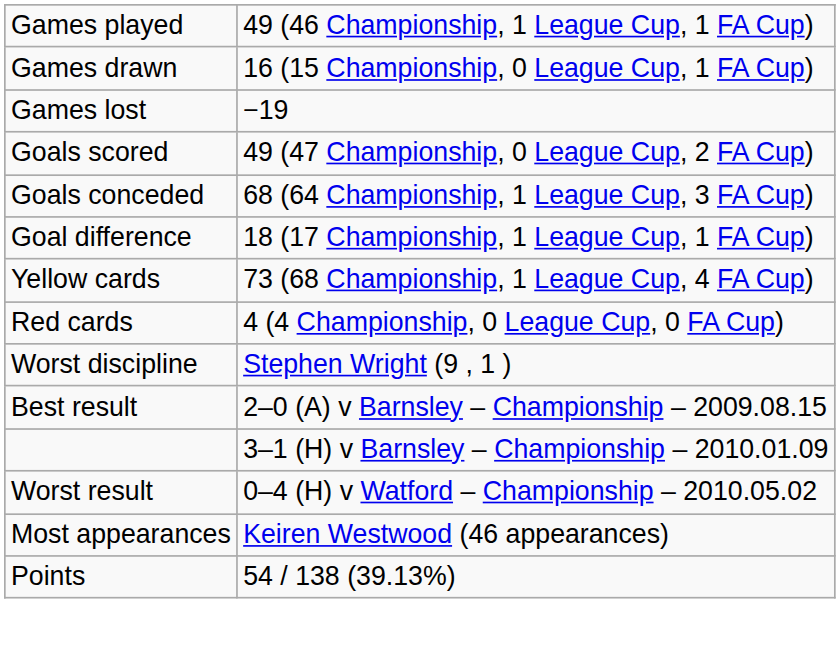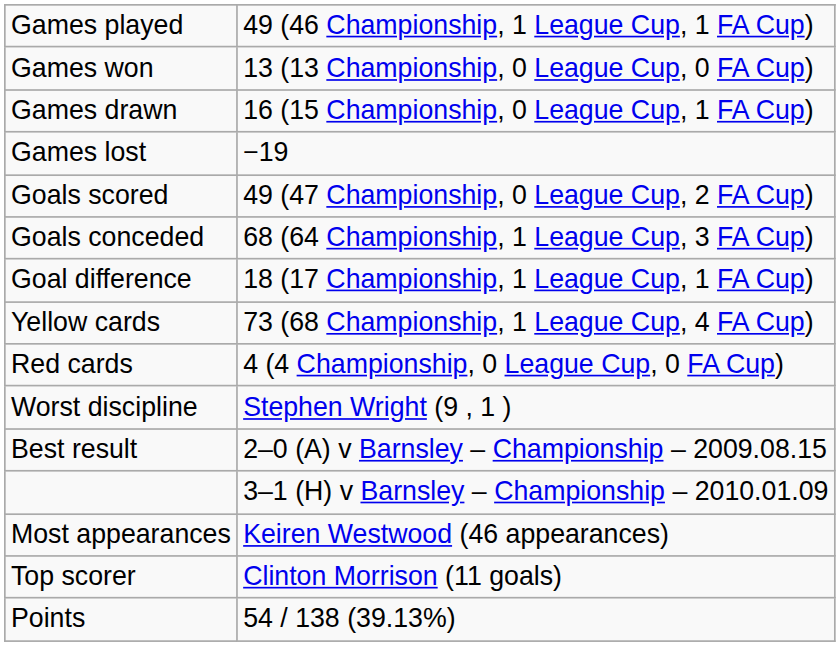+ row: (82, 68)
- row: (82, 491)
+ row: (73, 576)
